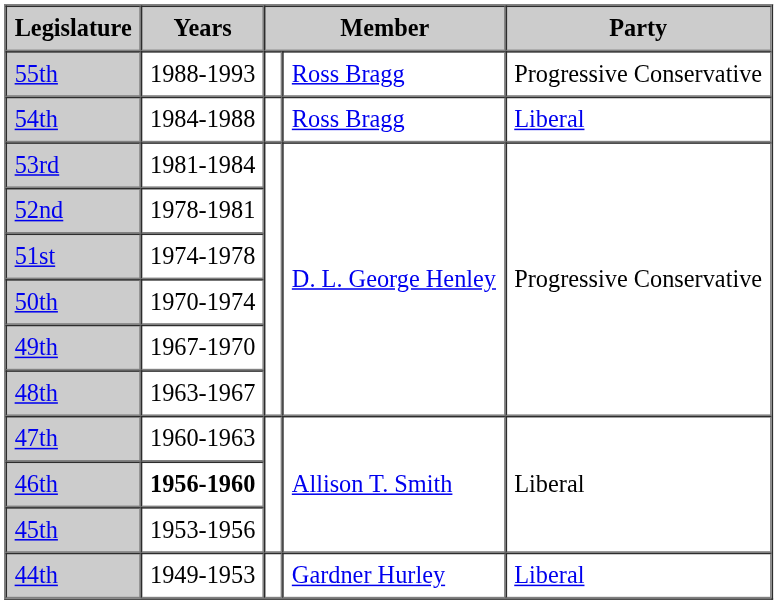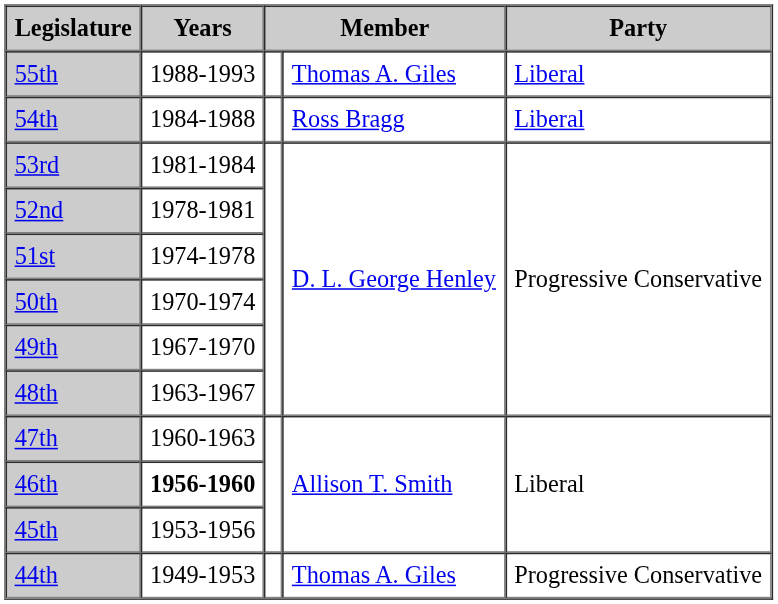(348, 73) Ross Bragg -> (374, 73) Thomas A. Giles
(638, 73) Progressive Conservative -> (549, 73) Liberal
(368, 575) Gardner Hurley -> (374, 575) Thomas A. Giles
(549, 575) Liberal -> (638, 575) Progressive Conservative
